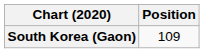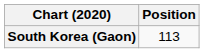(169, 36) 109 -> (169, 36) 113
